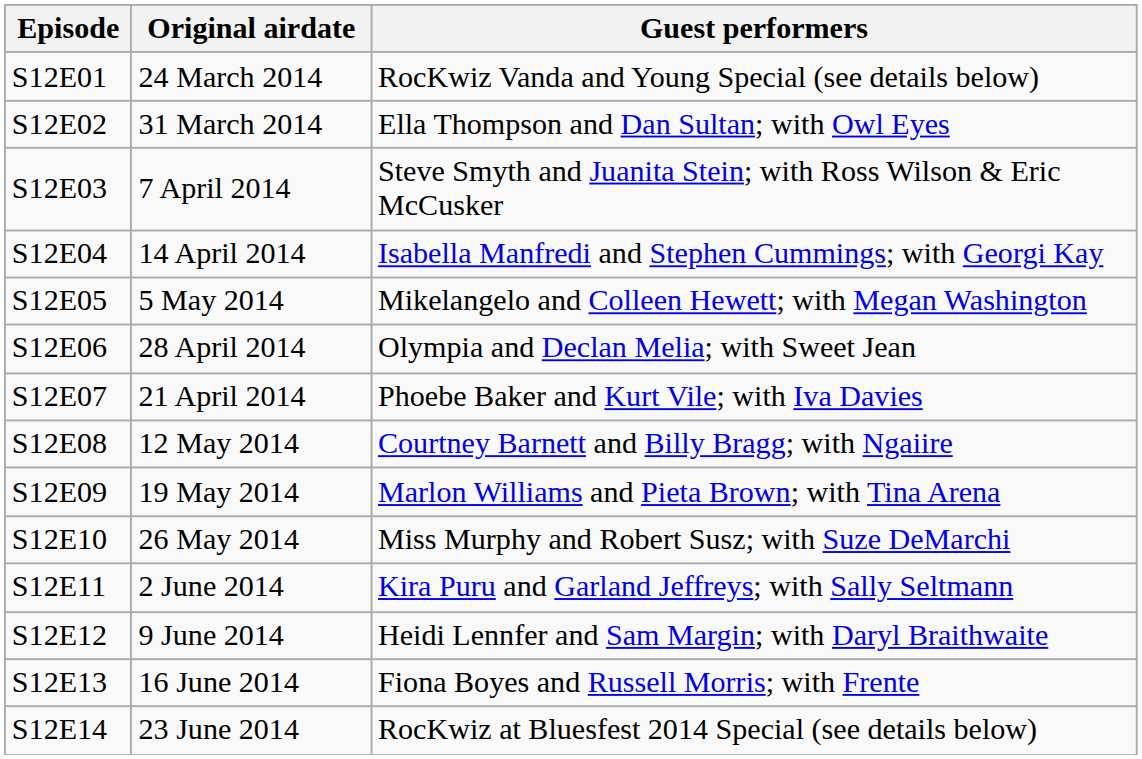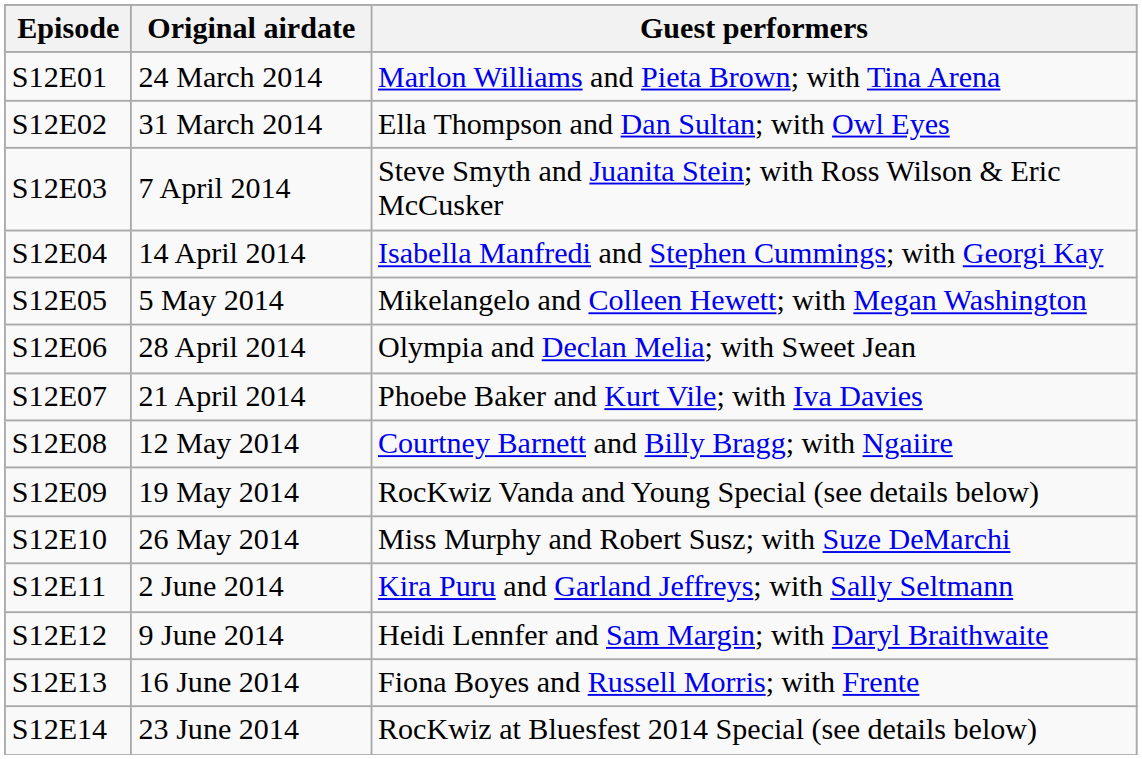(709, 76) RocKwiz Vanda and Young Special (see details below) -> (689, 76) Marlon Williams and Pieta Brown; with Tina Arena
(689, 491) Marlon Williams and Pieta Brown; with Tina Arena -> (709, 491) RocKwiz Vanda and Young Special (see details below)
